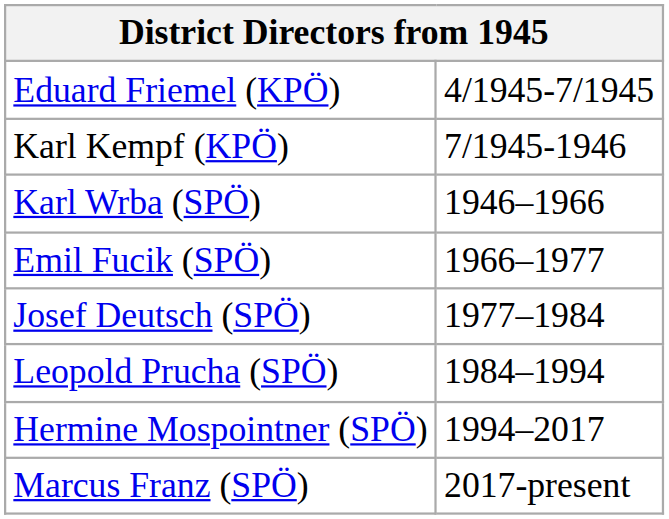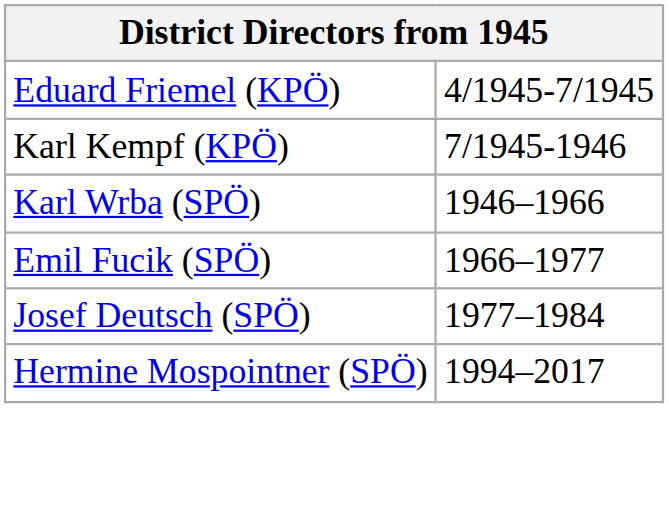- row: (176, 372)
- row: (161, 485)
